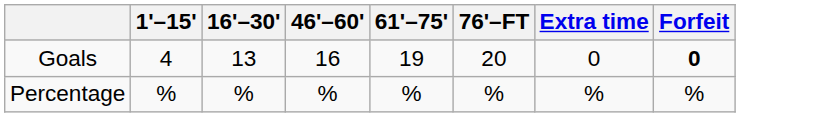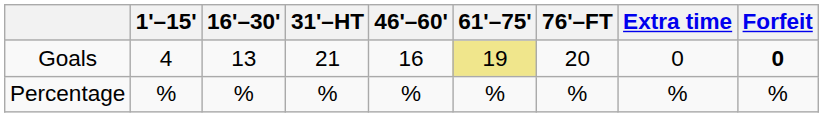+ column: (327, 22)
(412, 58) no background -> (495, 58) khaki background
